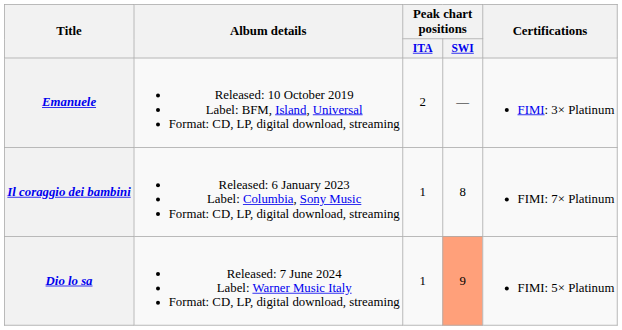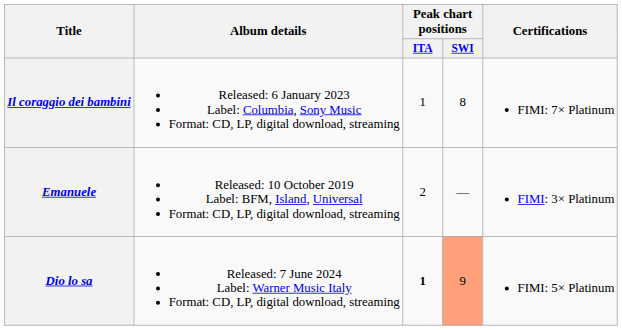rows swapped: (69, 102) <-> (69, 191)
(423, 280) normal -> (423, 280) bold
